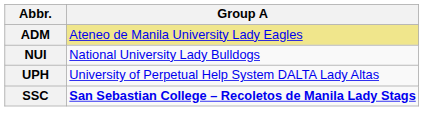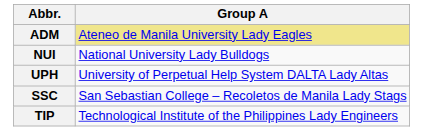(243, 95) bold -> (243, 95) normal
+ row: (45, 116)
